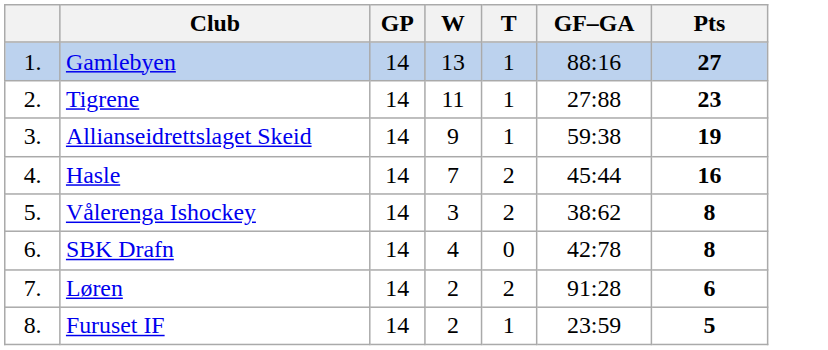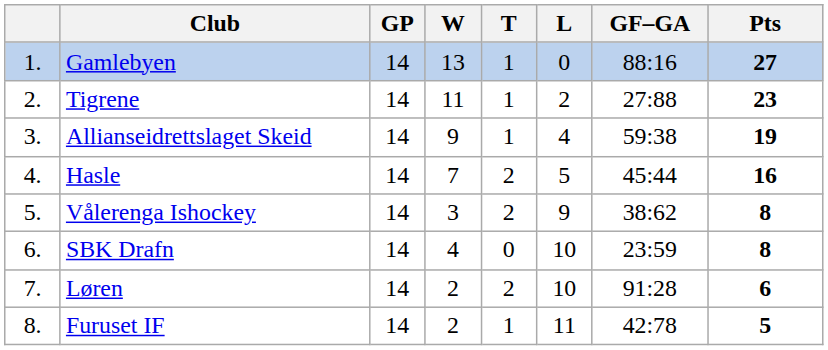+ column: (564, 23)
(594, 250) 42:78 -> (650, 250) 23:59
(594, 325) 23:59 -> (650, 325) 42:78
